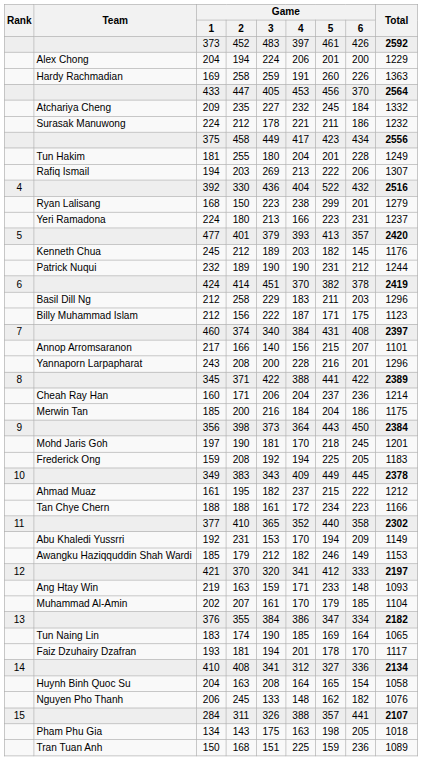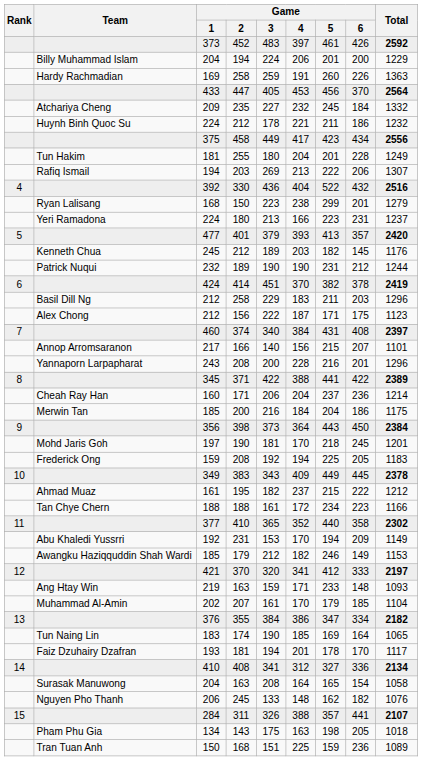(63, 60) Alex Chong -> (87, 60) Billy Muhammad Islam
(81, 124) Surasak Manuwong -> (84, 124) Huynh Binh Quoc Su
(87, 316) Billy Muhammad Islam -> (63, 316) Alex Chong
(84, 683) Huynh Binh Quoc Su -> (81, 683) Surasak Manuwong
